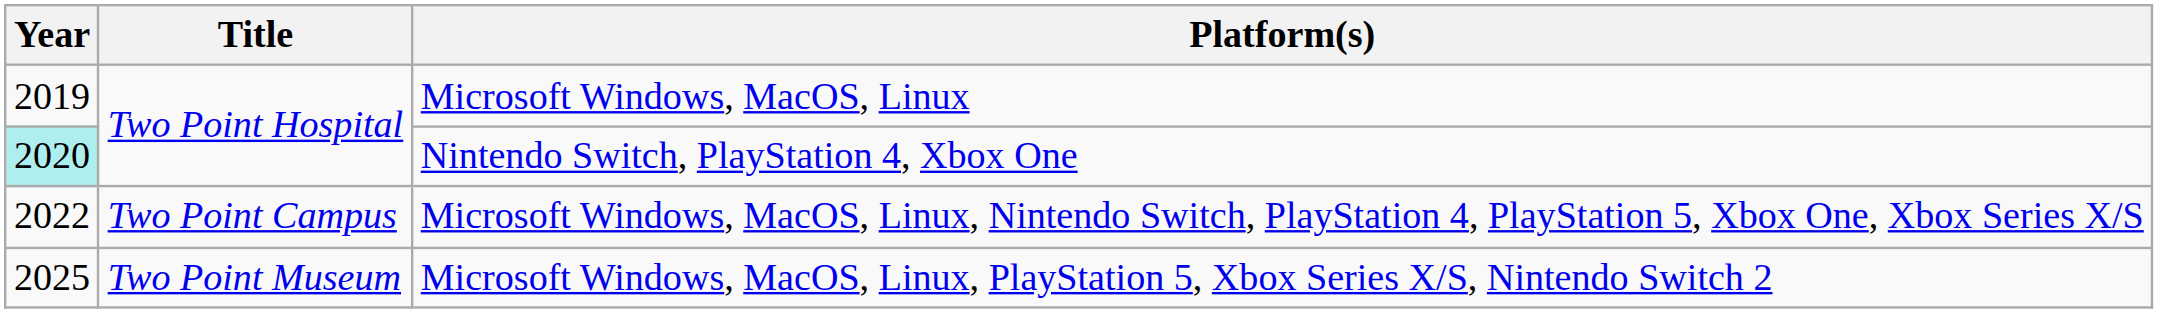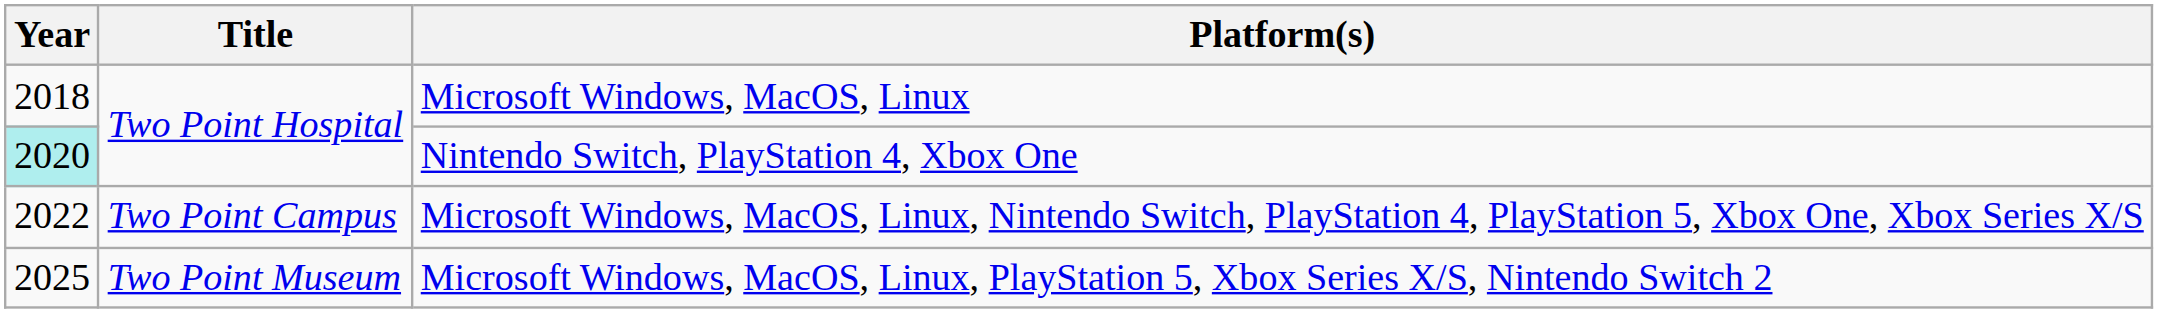(52, 95) 2019 -> (52, 95) 2018
